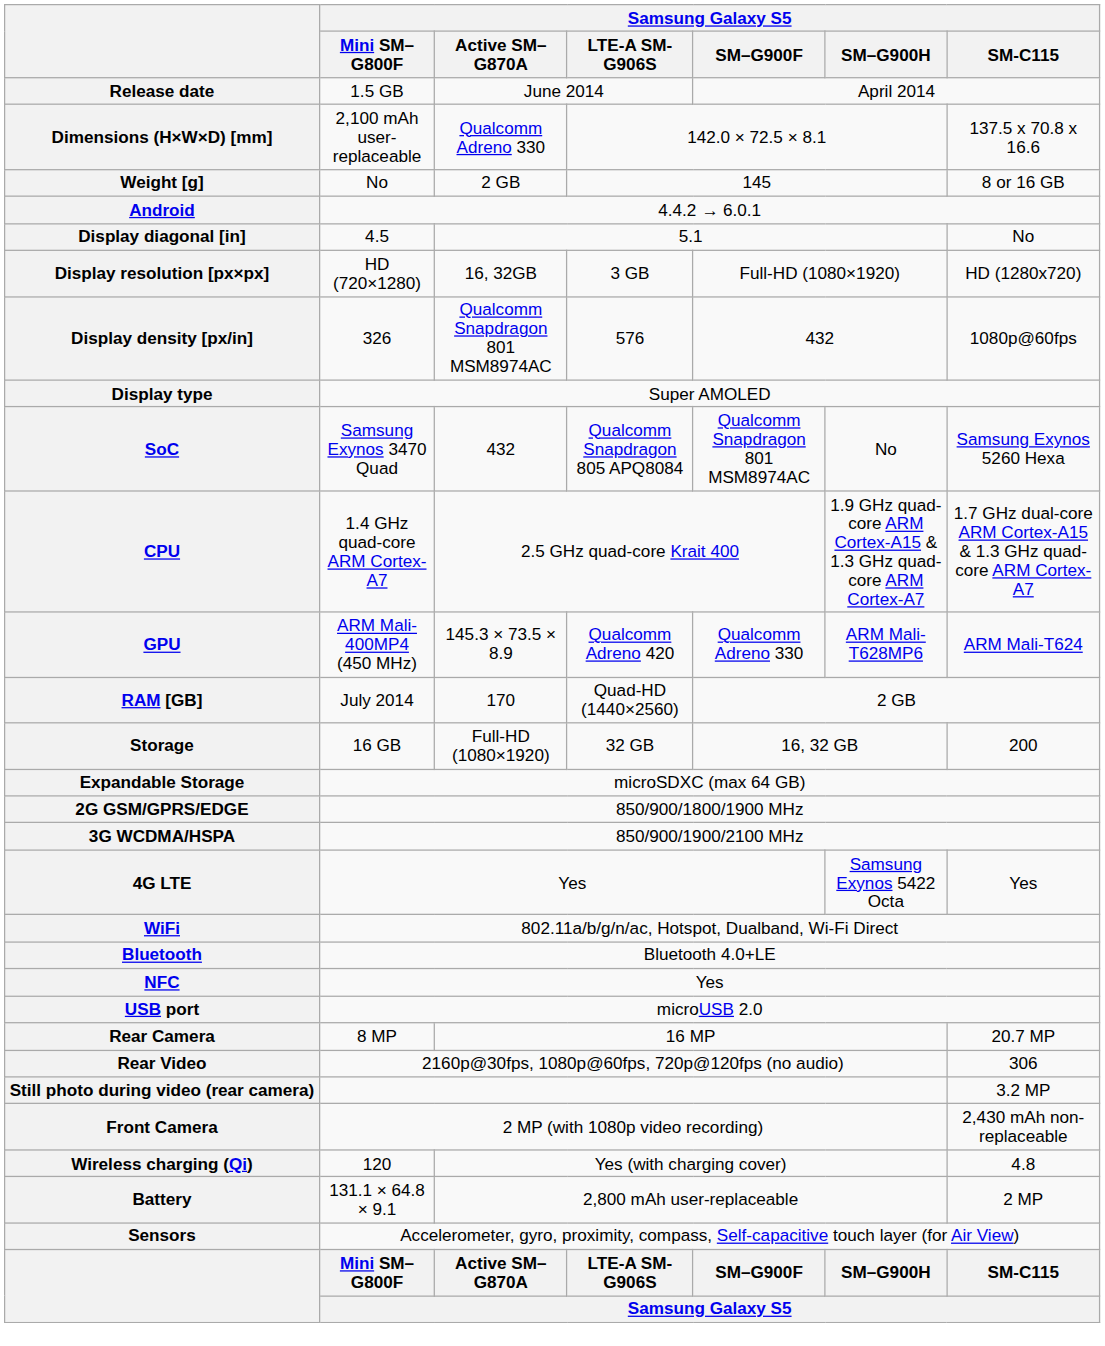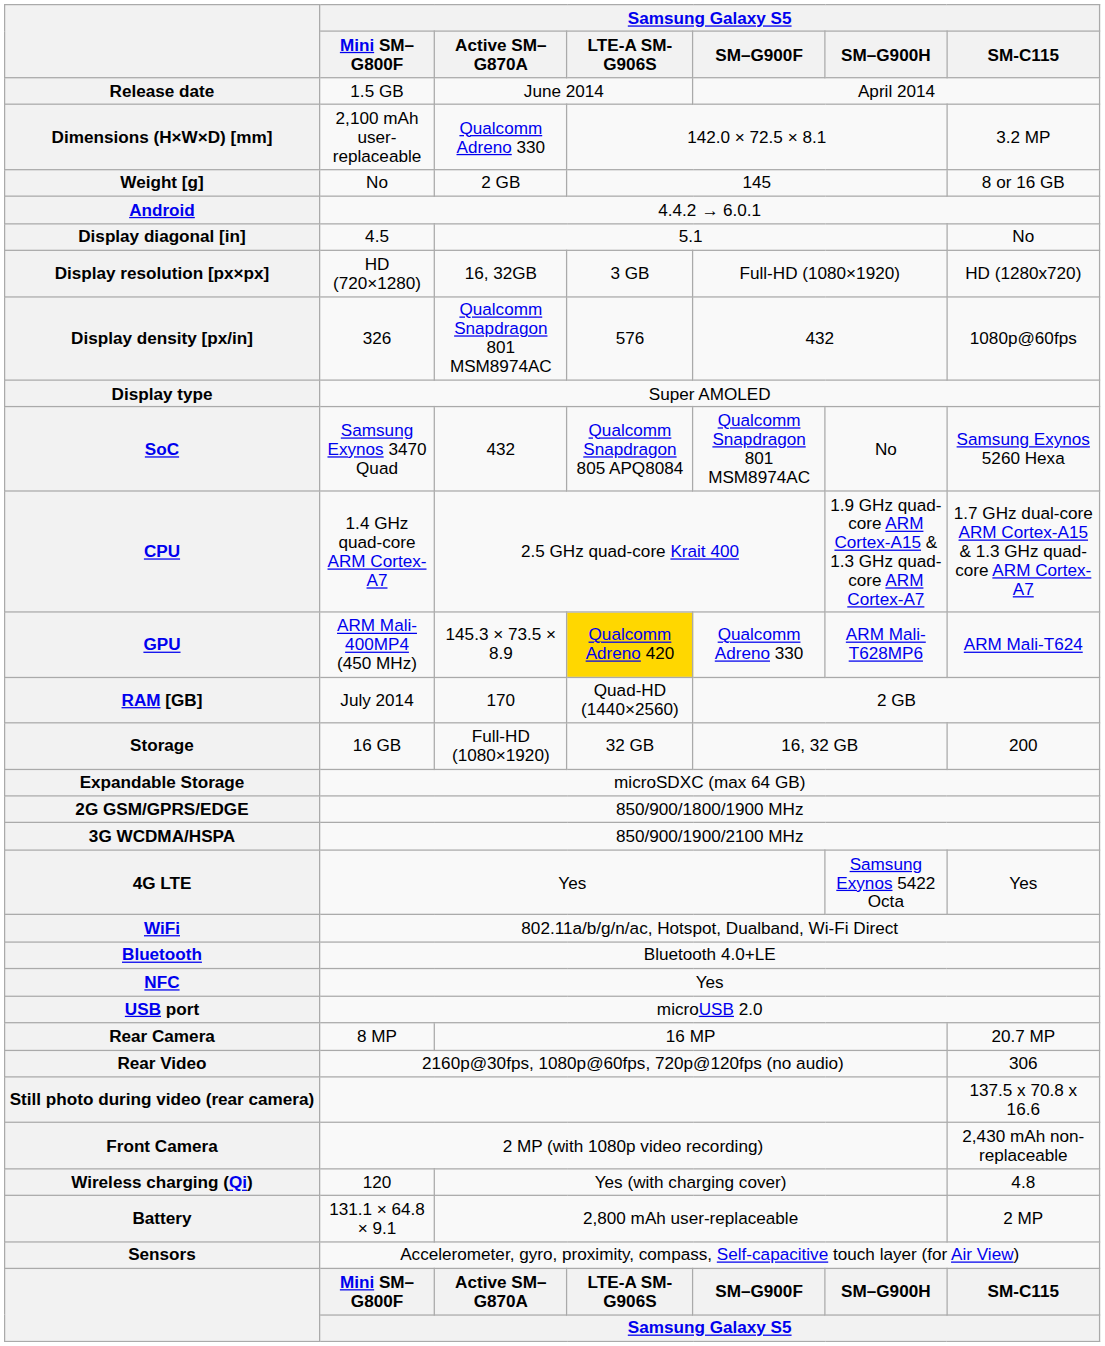(1023, 137) 137.5 x 70.8 x 16.6 -> (1023, 137) 3.2 MP
(630, 644) no background -> (630, 644) gold background
(1023, 1090) 3.2 MP -> (1023, 1099) 137.5 x 70.8 x 16.6
